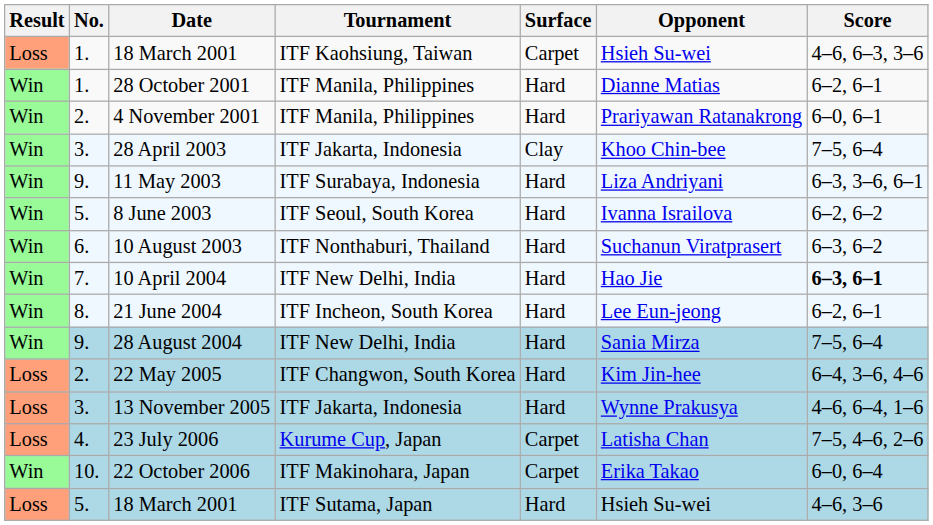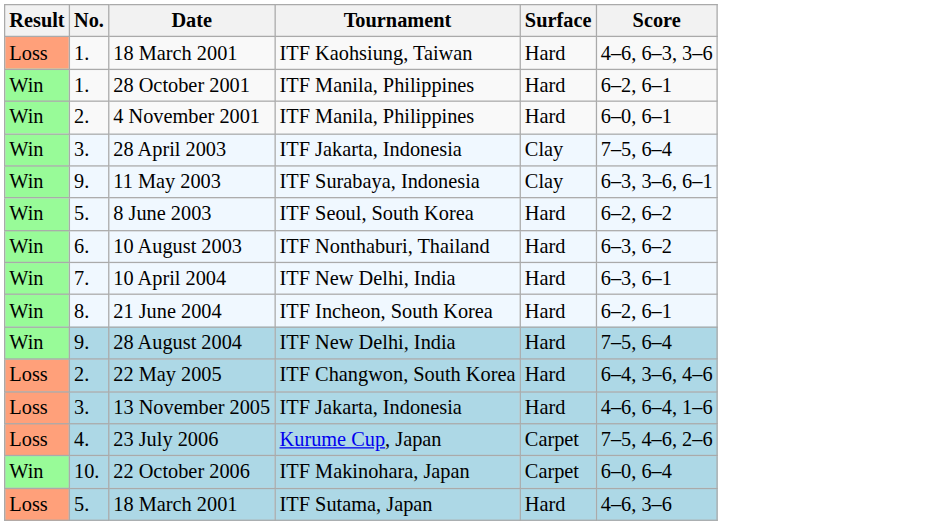- column: (702, 20)
(552, 52) Carpet -> (545, 52) Hard
(545, 181) Hard -> (544, 181) Clay
(847, 278) bold -> (636, 278) normal
